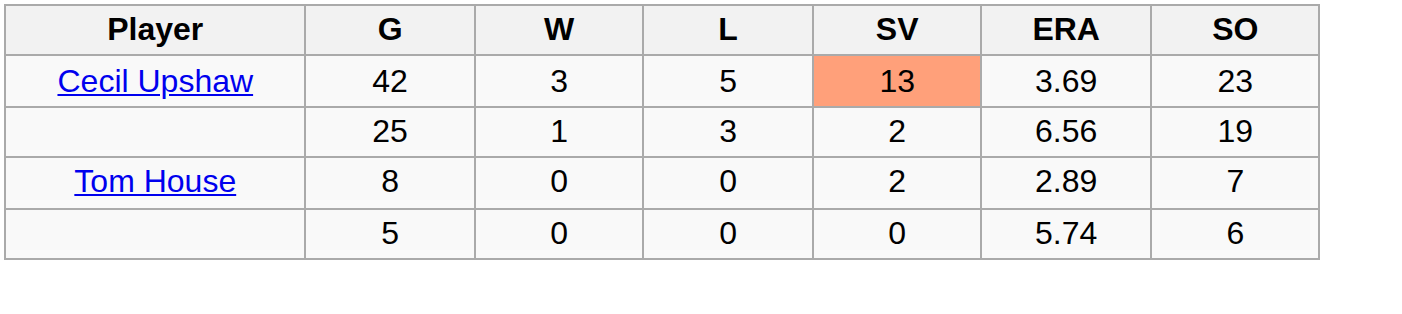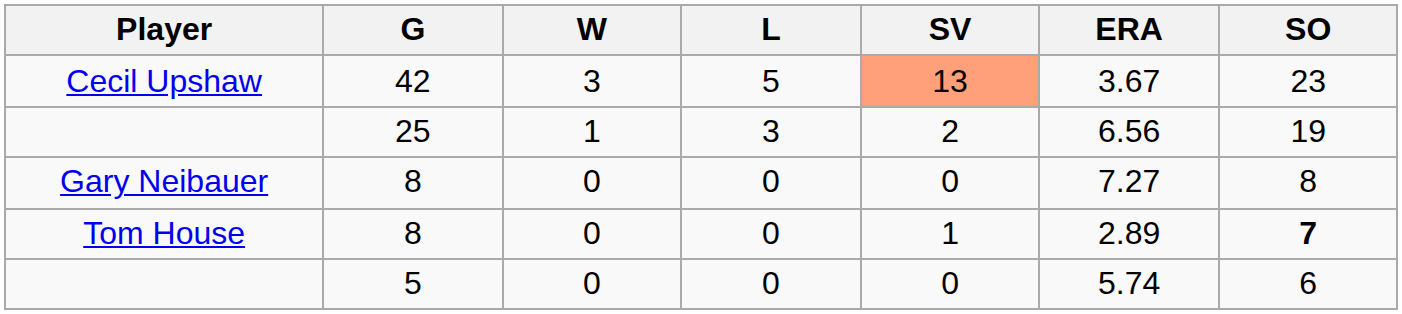(1066, 80) 3.69 -> (1129, 80) 3.67
+ row: (164, 182)
(897, 182) 2 -> (950, 232) 1
(1235, 182) normal -> (1308, 232) bold
